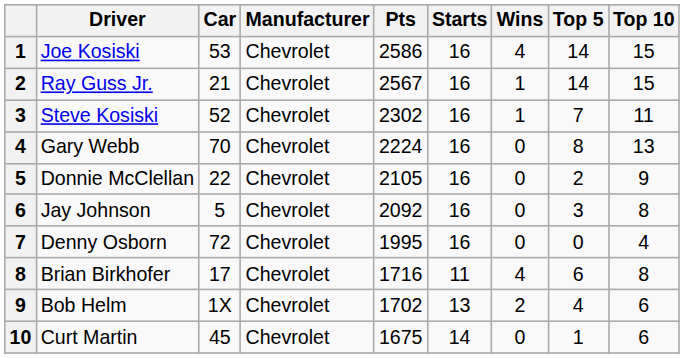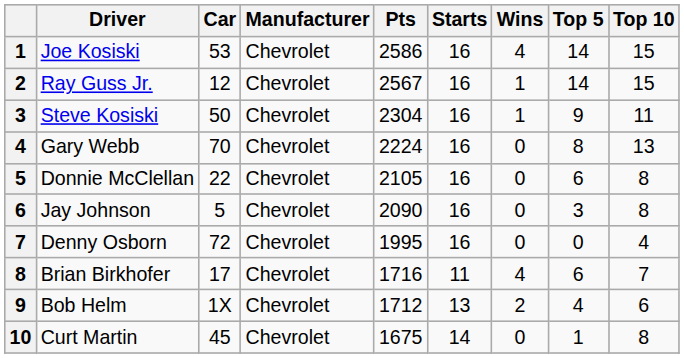(220, 84) 21 -> (220, 84) 12
(220, 116) 52 -> (220, 116) 50
(401, 116) 2302 -> (401, 116) 2304
(578, 116) 7 -> (578, 116) 9
(578, 179) 2 -> (578, 179) 6
(644, 179) 9 -> (644, 179) 8
(401, 211) 2092 -> (401, 211) 2090
(644, 274) 8 -> (644, 274) 7
(401, 306) 1702 -> (401, 306) 1712
(644, 337) 6 -> (644, 337) 8
